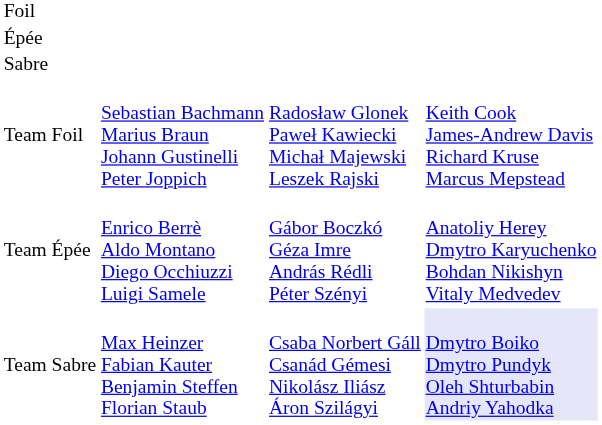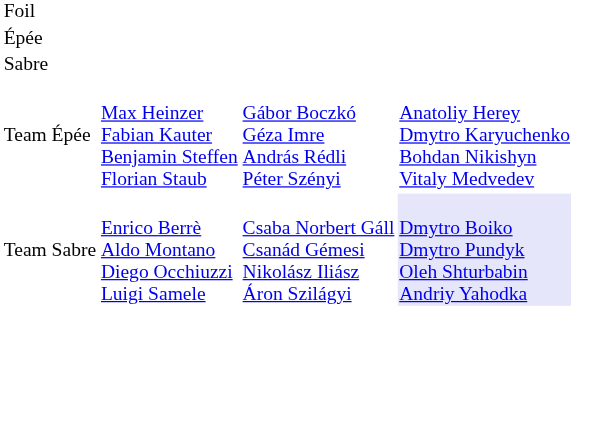- row: (43, 134)
(167, 260) Enrico Berrè Aldo Montano Diego Occhiuzzi Luigi Samele -> (169, 145) Max Heinzer Fabian Kauter Benjamin Steffen Florian Staub
(169, 375) Max Heinzer Fabian Kauter Benjamin Steffen Florian Staub -> (167, 260) Enrico Berrè Aldo Montano Diego Occhiuzzi Luigi Samele
